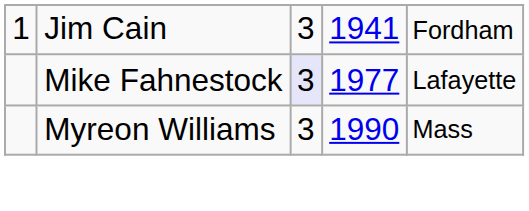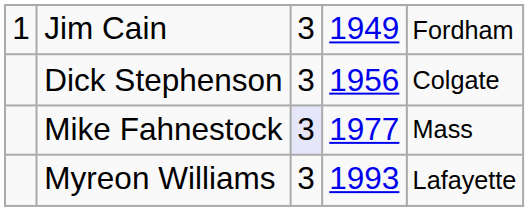(364, 29) 1941 -> (364, 29) 1949
+ row: (163, 79)
(464, 80) Lafayette -> (443, 130) Mass
(364, 129) 1990 -> (364, 179) 1993
(443, 130) Mass -> (464, 180) Lafayette
